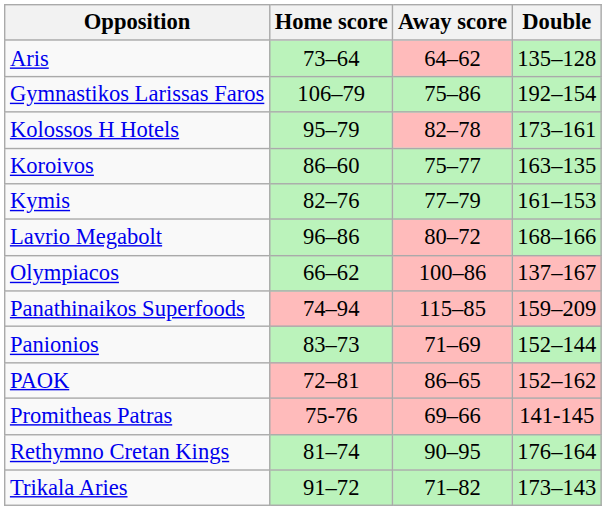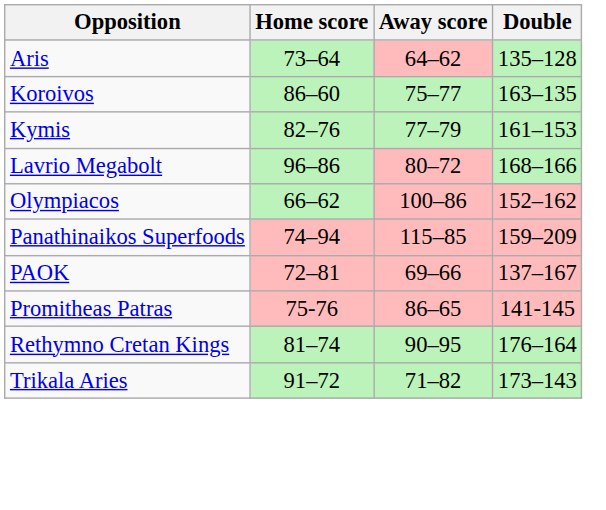- row: (137, 93)
- row: (95, 129)
(557, 272) 137–167 -> (537, 201) 152–162
- row: (54, 344)
(452, 380) 86–65 -> (433, 272) 69–66
(557, 380) 152–162 -> (537, 272) 137–167
(452, 415) 69–66 -> (433, 308) 86–65
